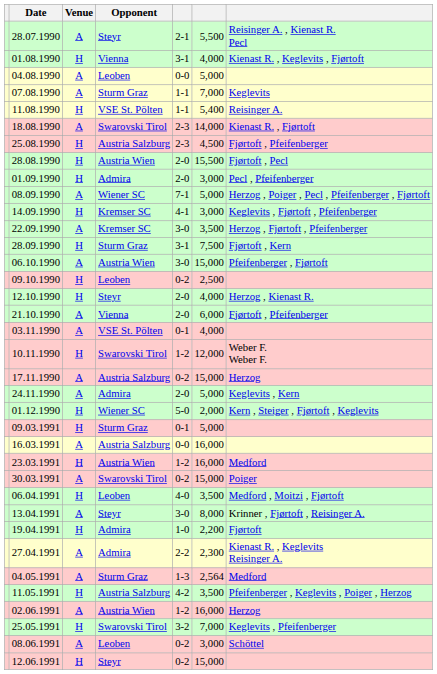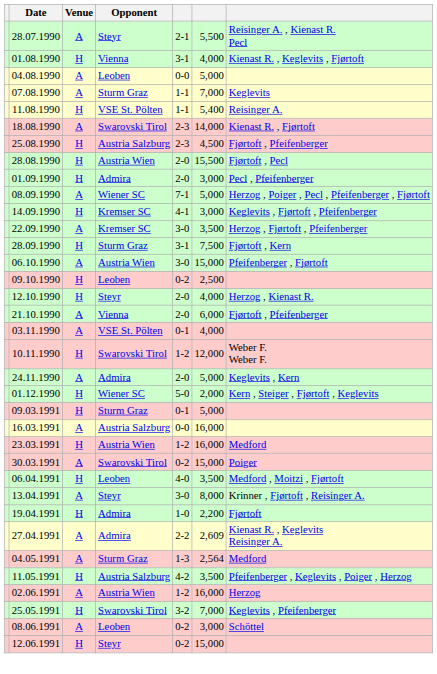- row: (36, 377)
(212, 553) 2,300 -> (212, 536) 2,609
